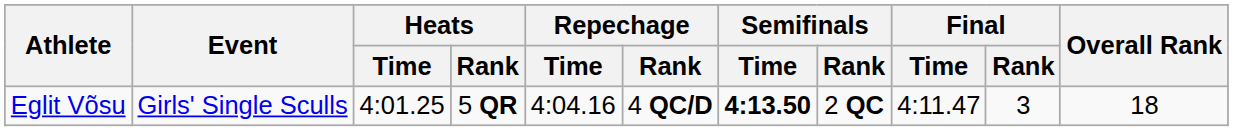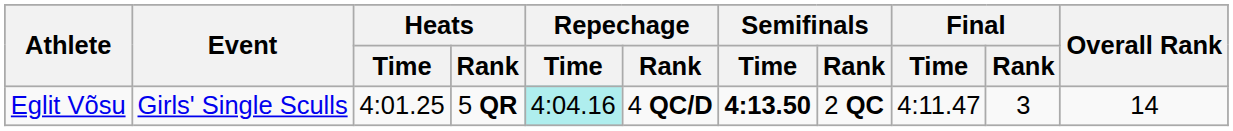(573, 106) no background -> (573, 106) paleturquoise background
(1144, 106) 18 -> (1144, 106) 14
